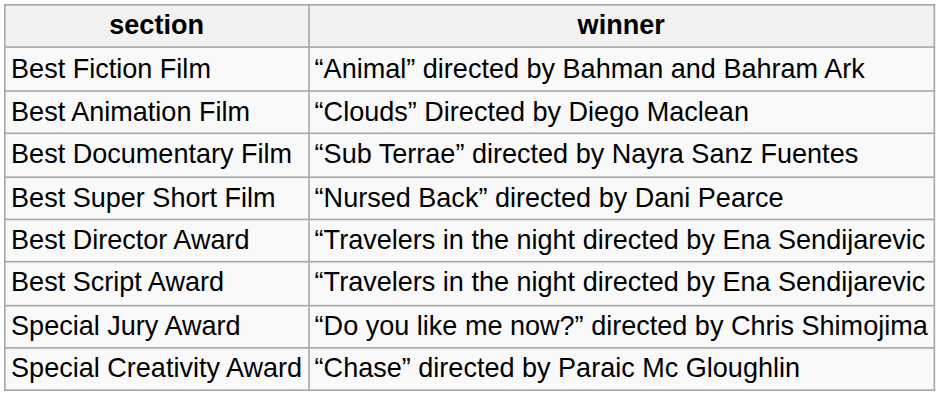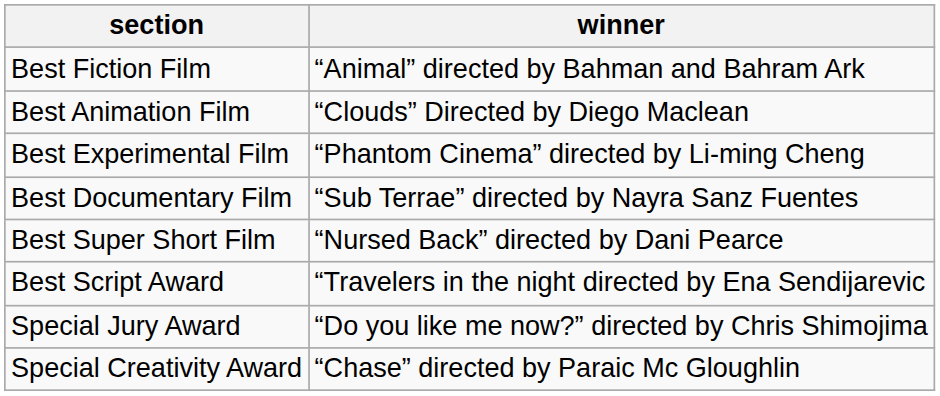+ row: (150, 154)
- row: (130, 240)
